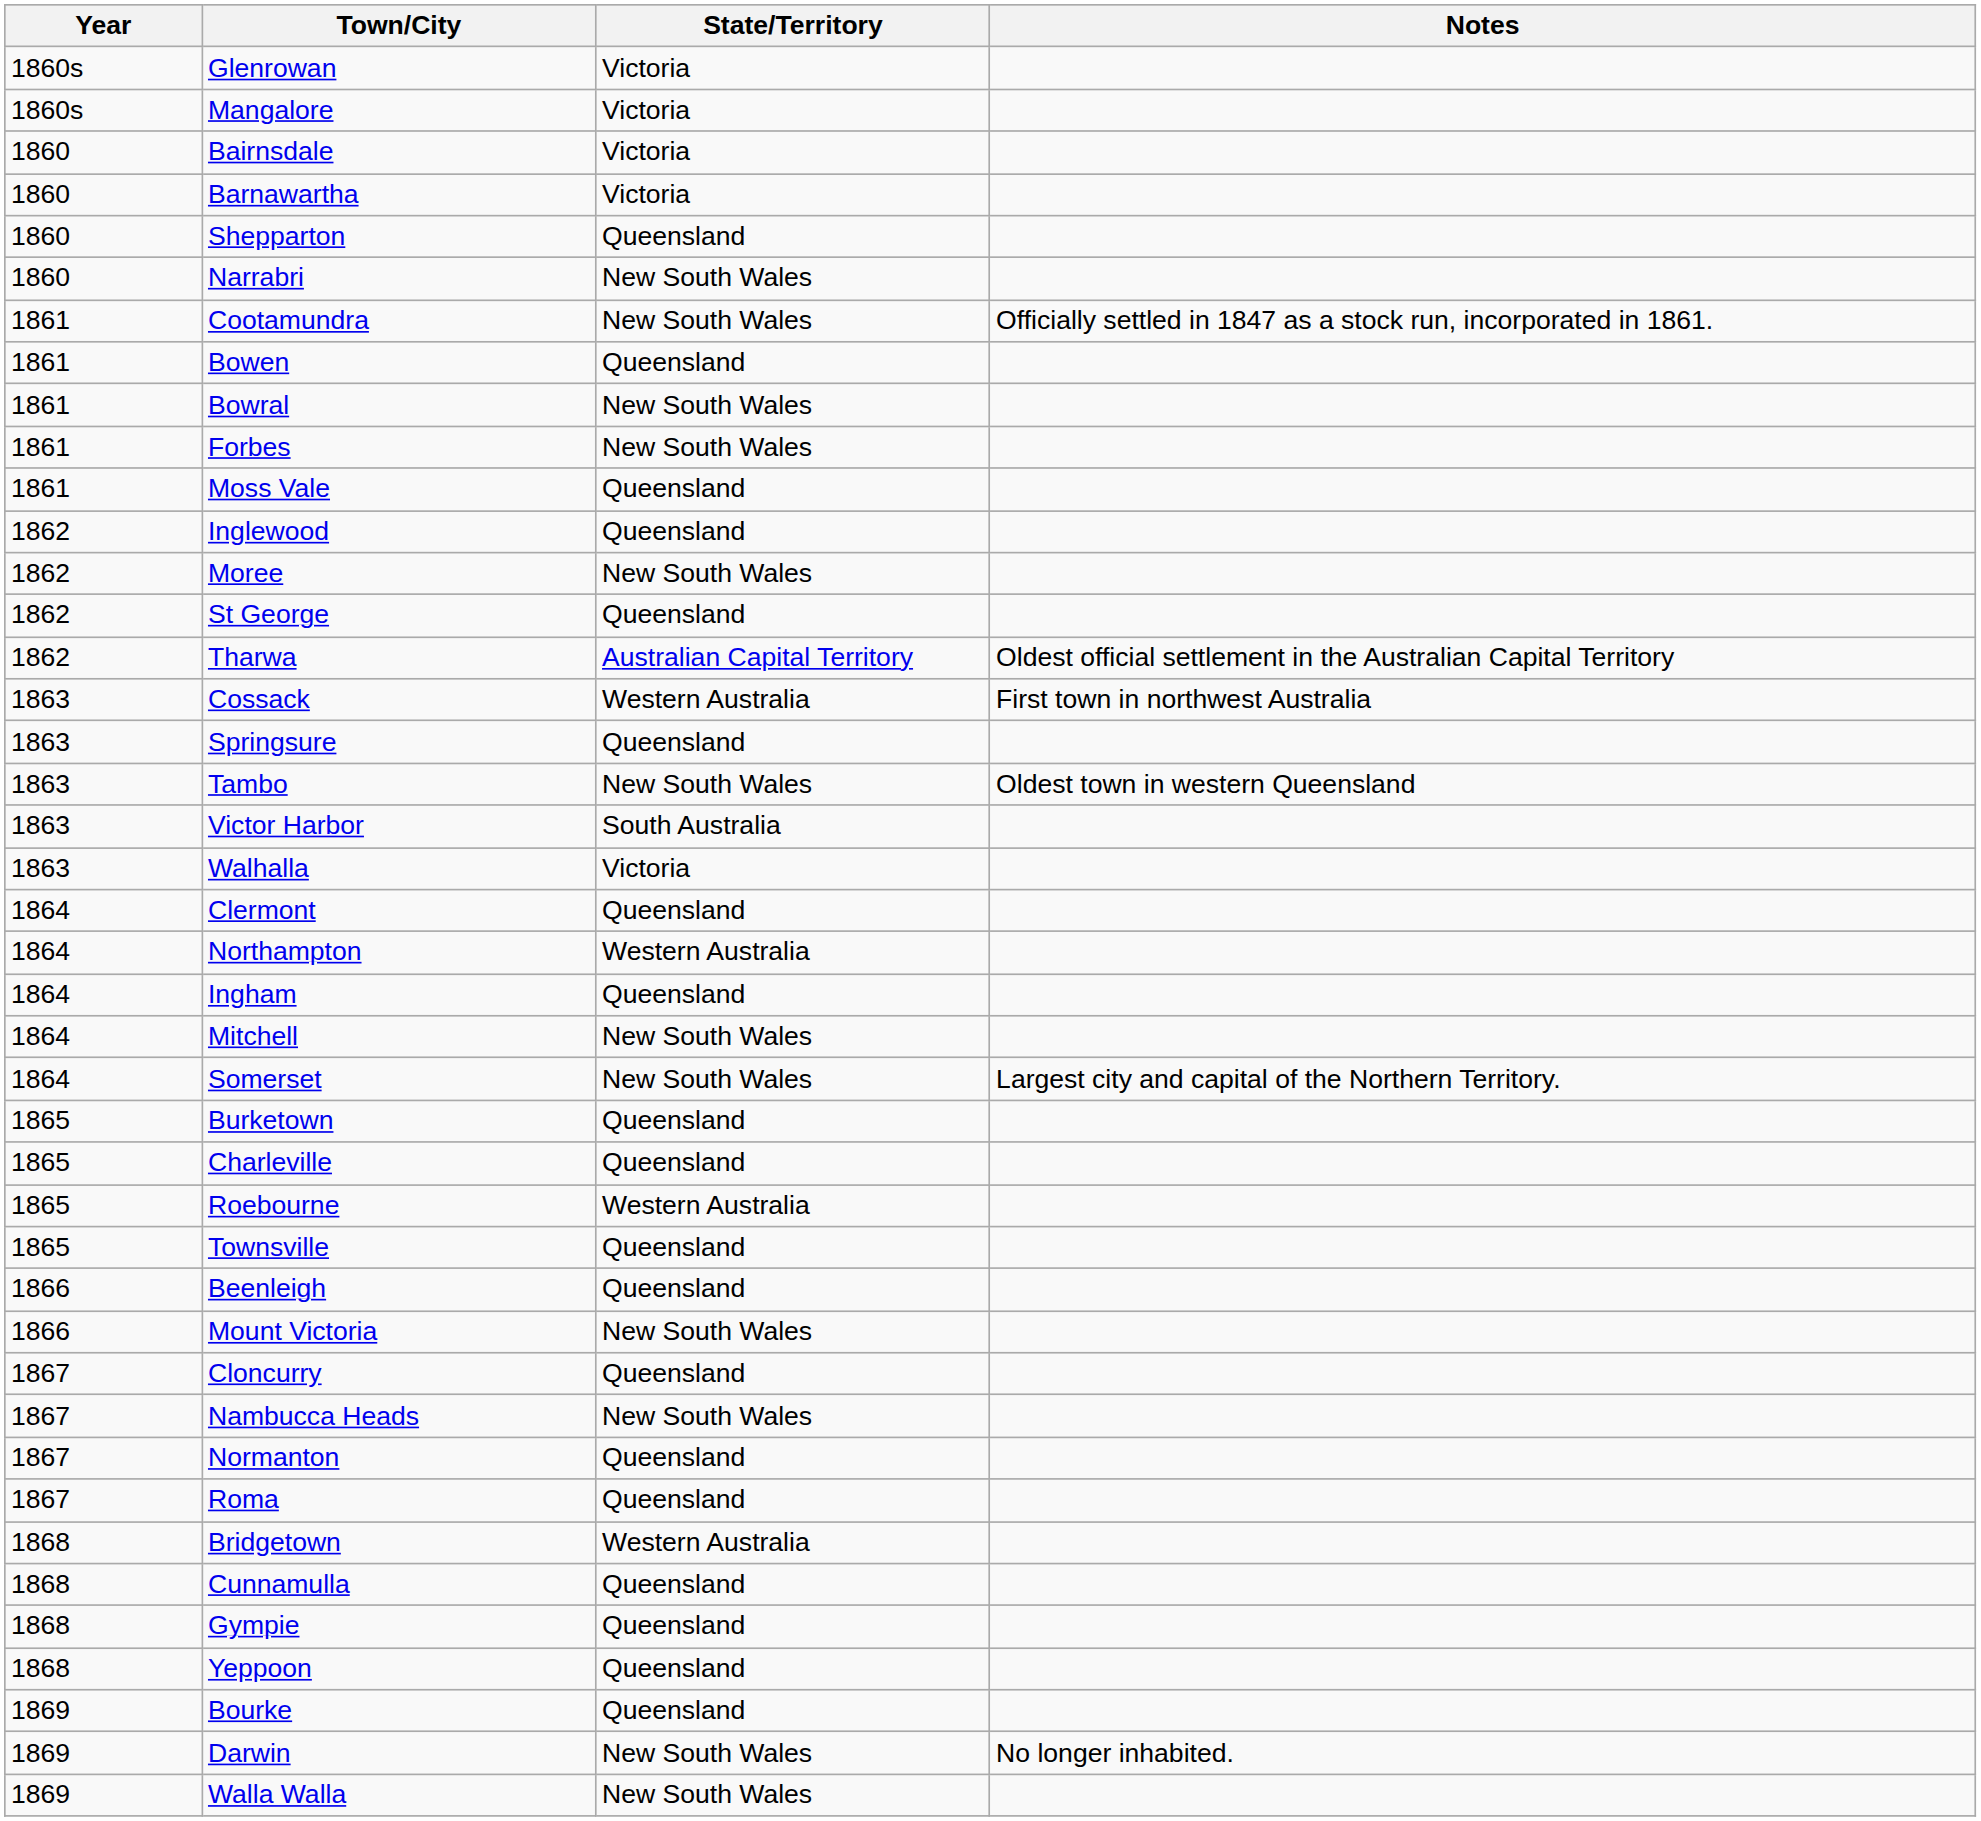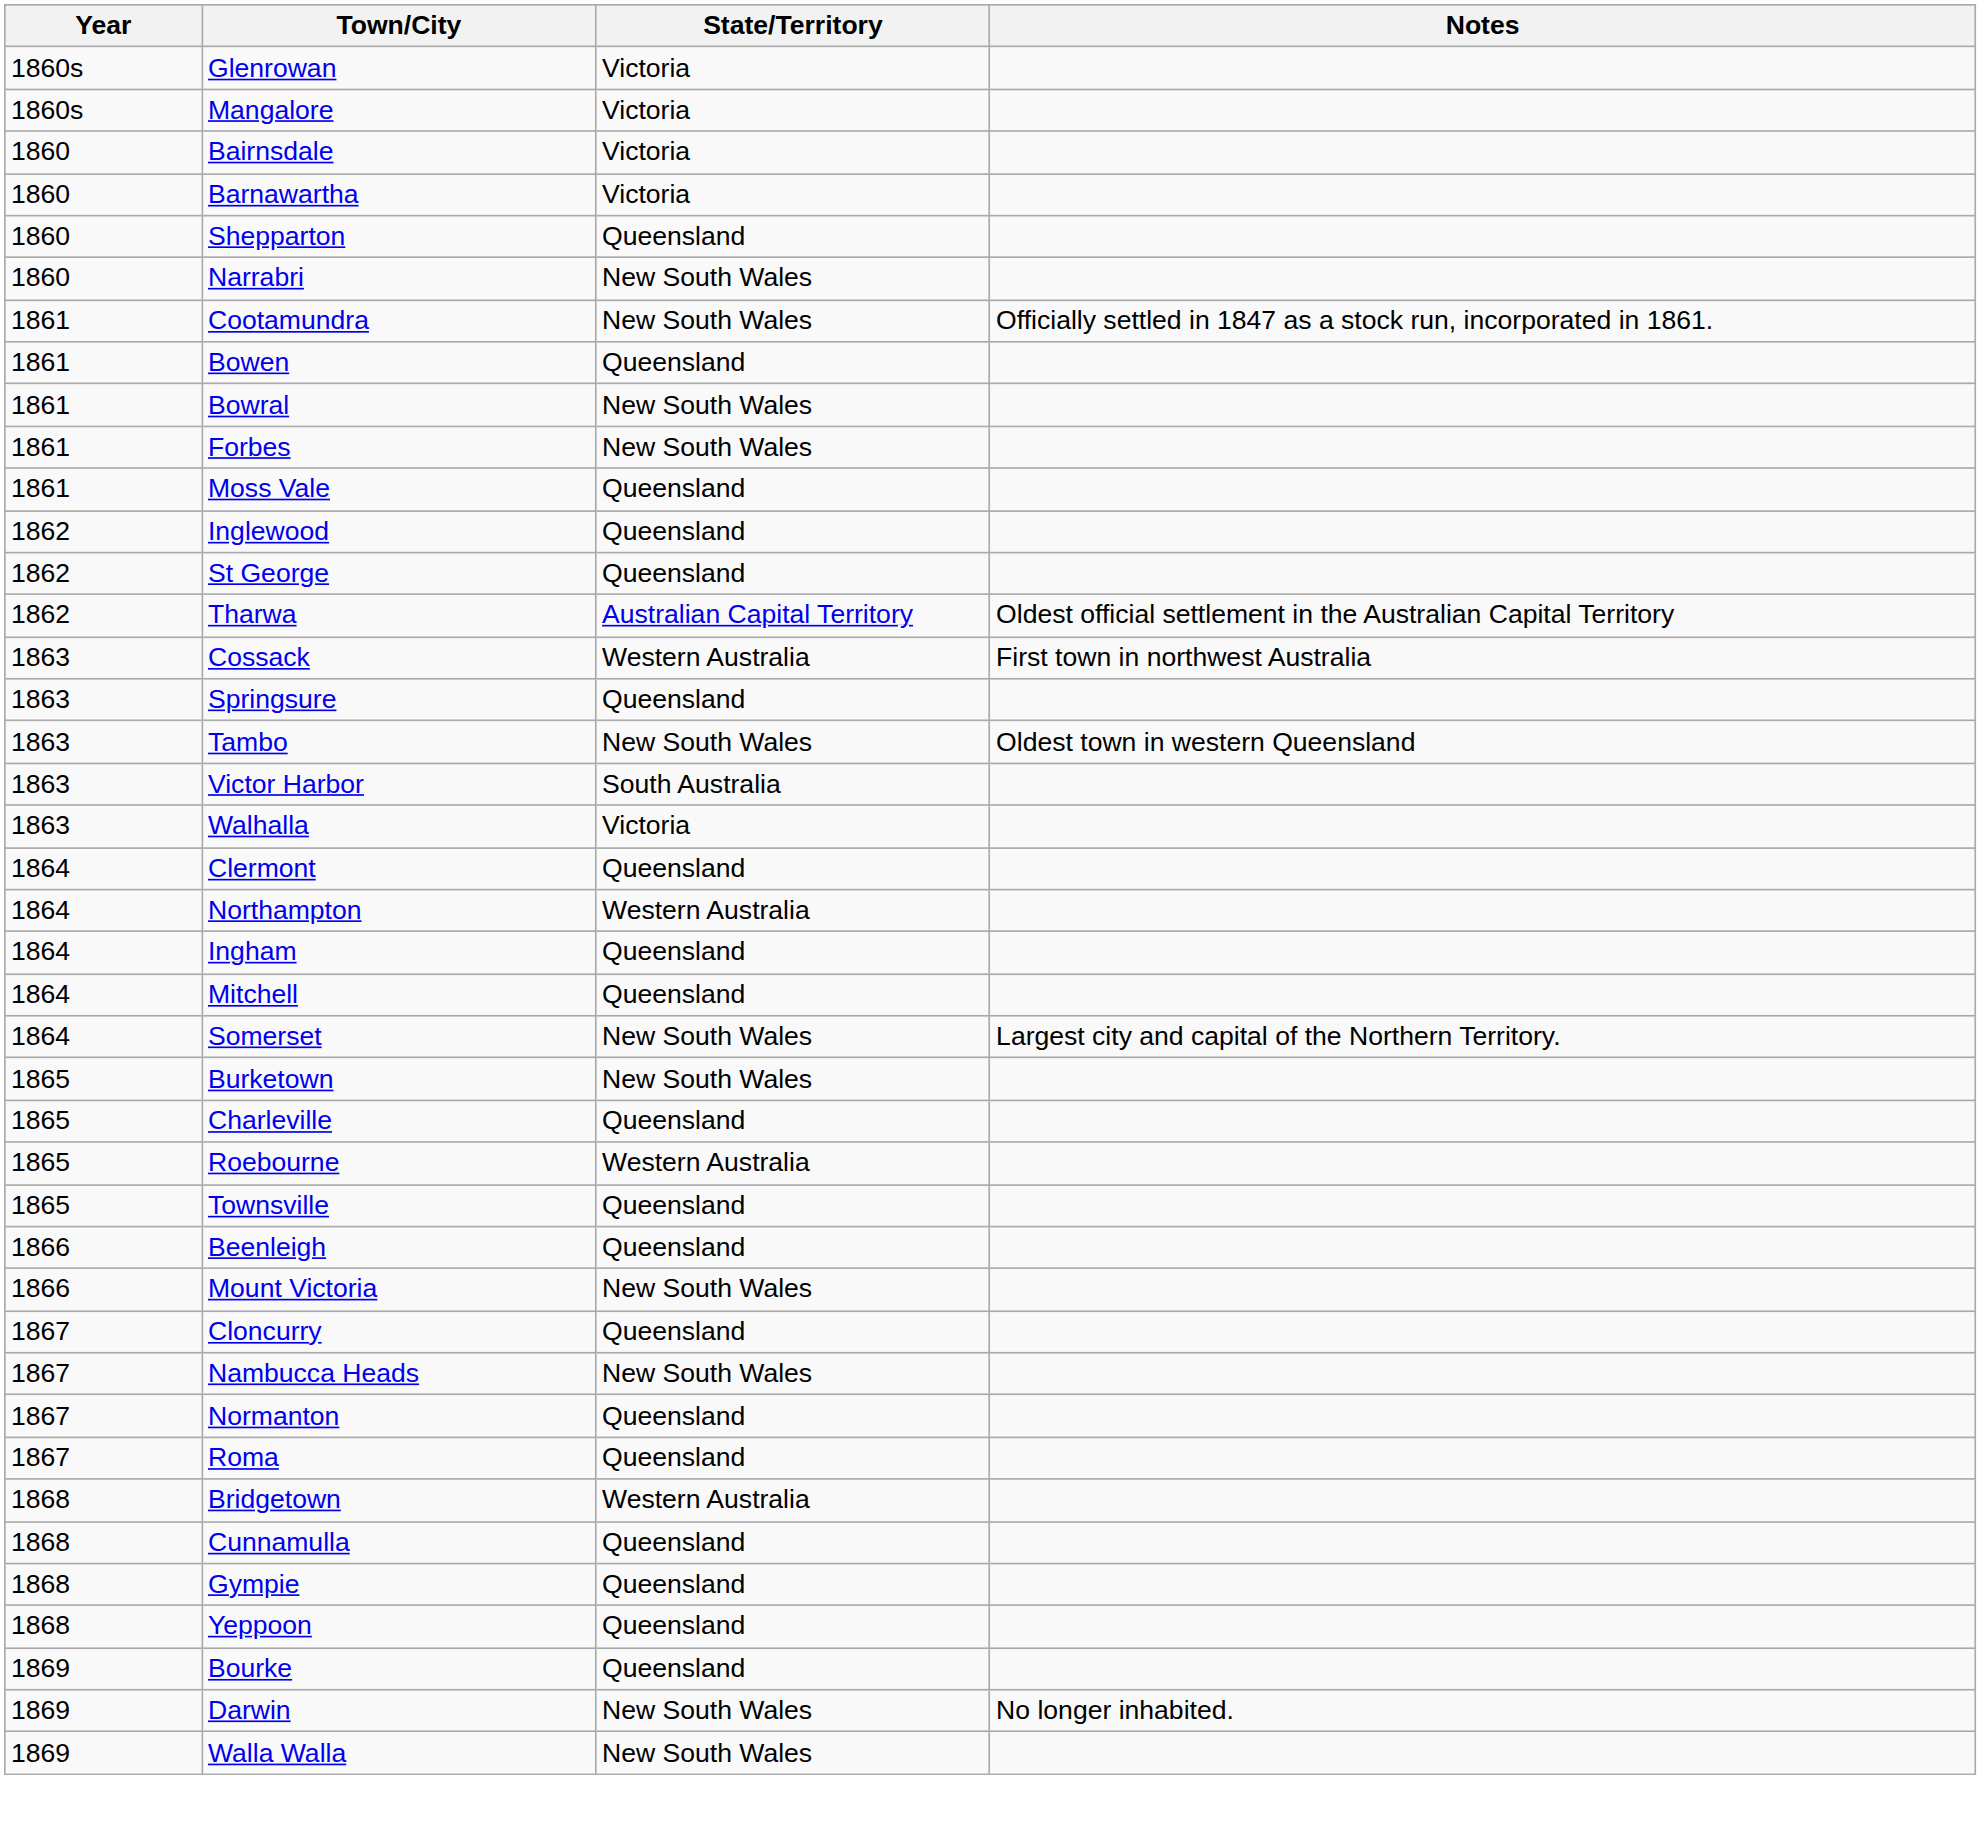- row: (246, 573)
(707, 1036) New South Wales -> (674, 994) Queensland
(674, 1120) Queensland -> (707, 1078) New South Wales
